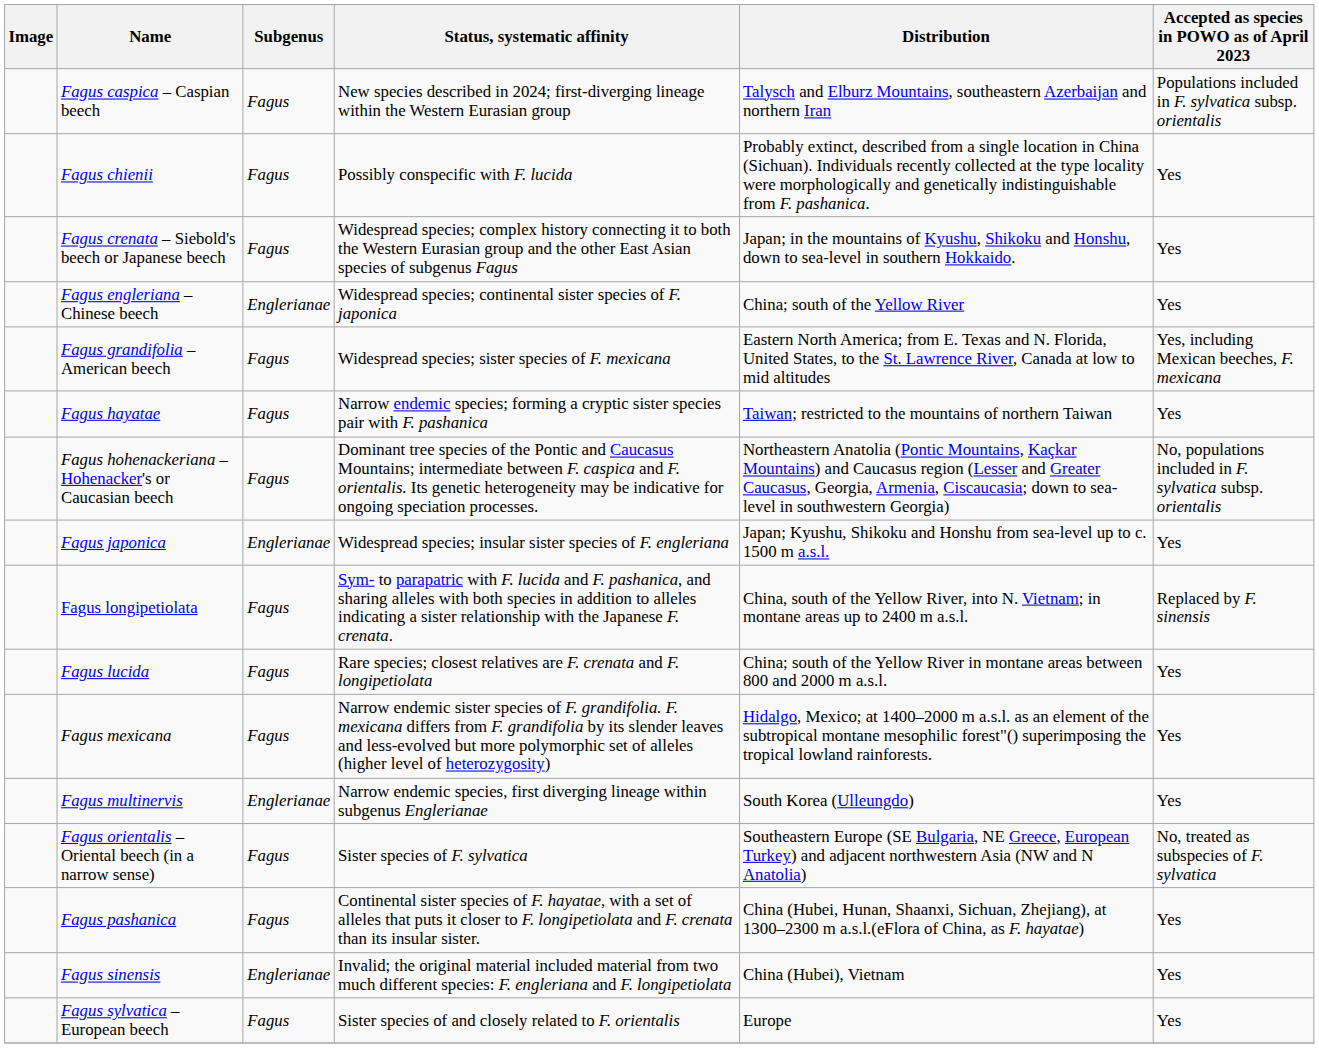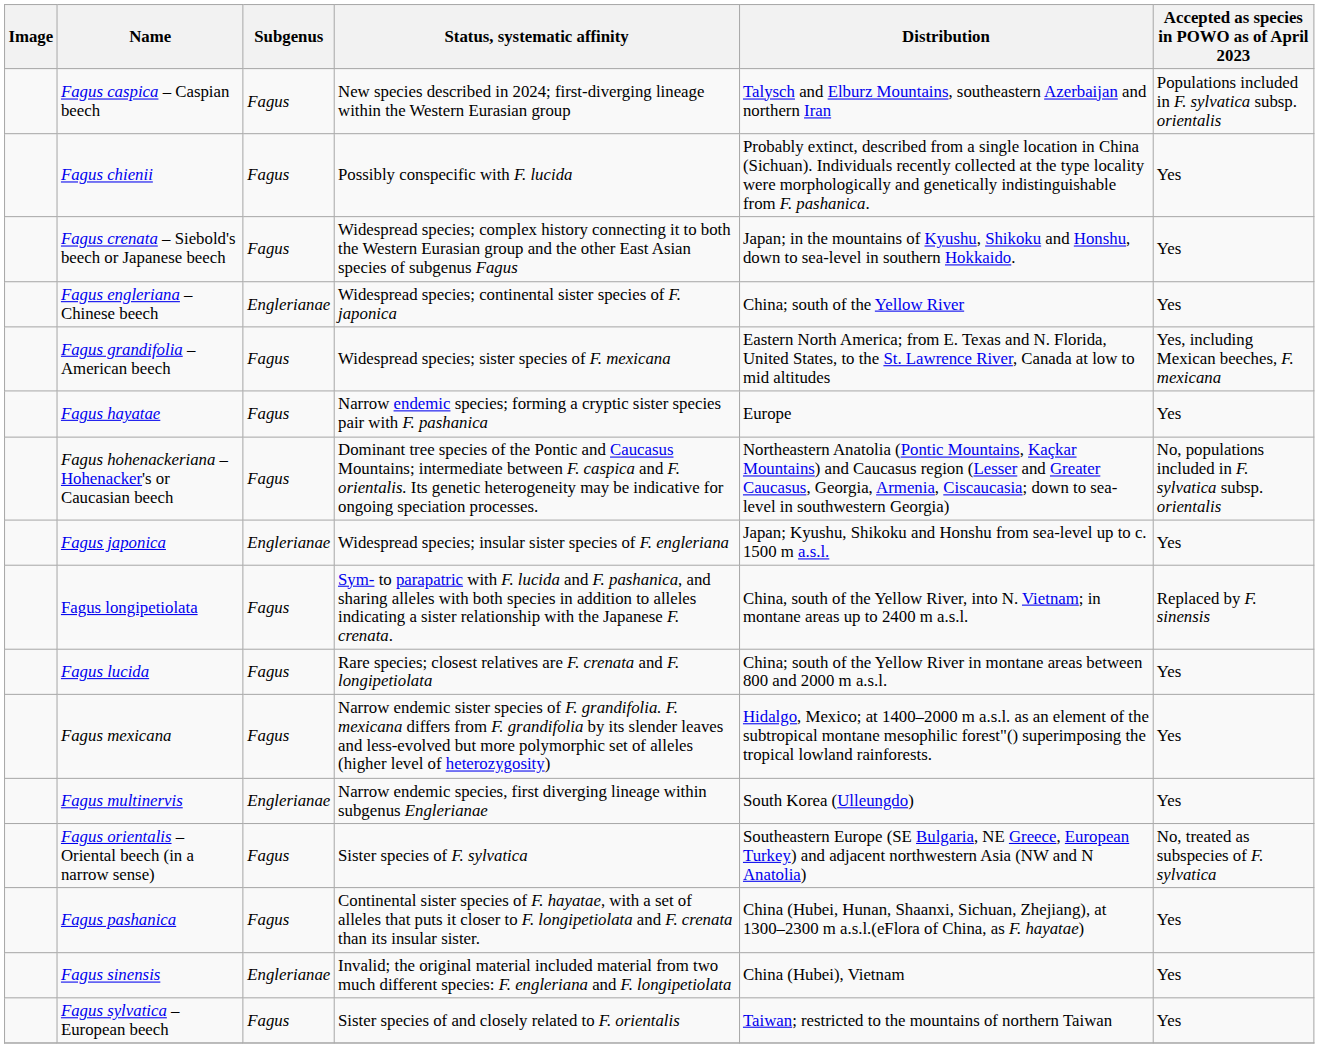(928, 413) Taiwan; restricted to the mountains of northern Taiwan -> (767, 413) Europe
(767, 1020) Europe -> (928, 1020) Taiwan; restricted to the mountains of northern Taiwan
